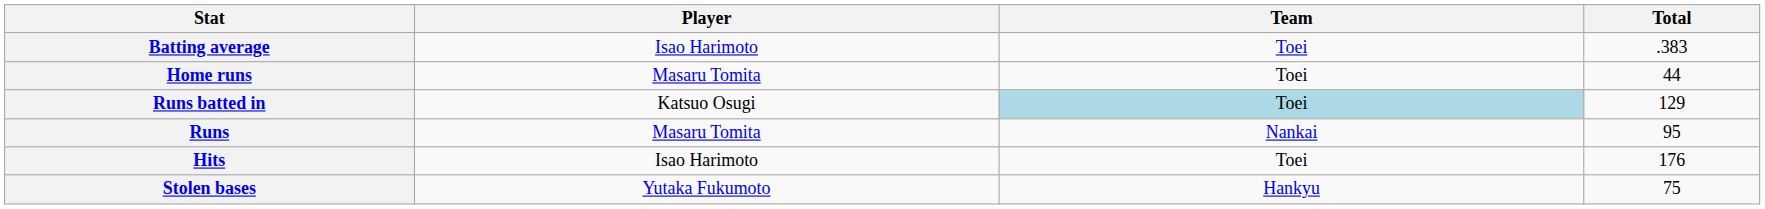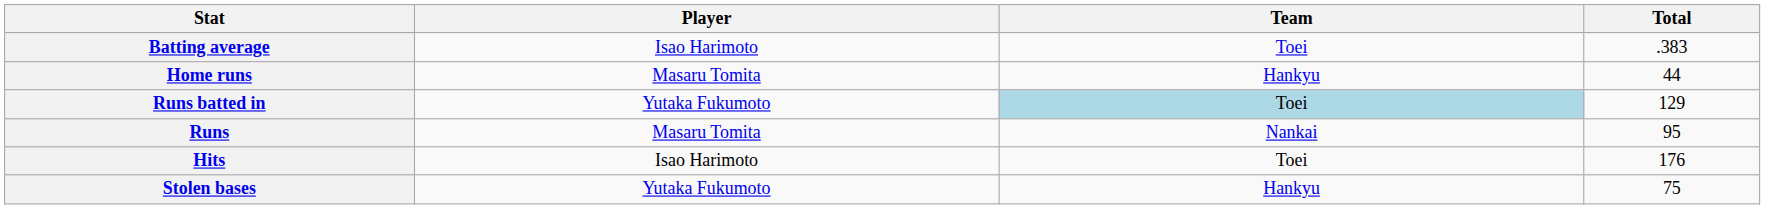(1292, 75) Toei -> (1292, 75) Hankyu
(707, 103) Katsuo Osugi -> (707, 103) Yutaka Fukumoto
